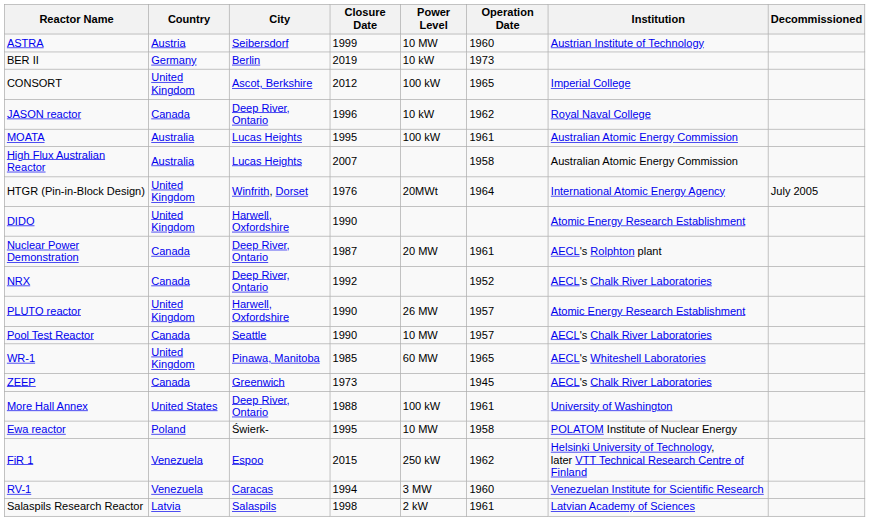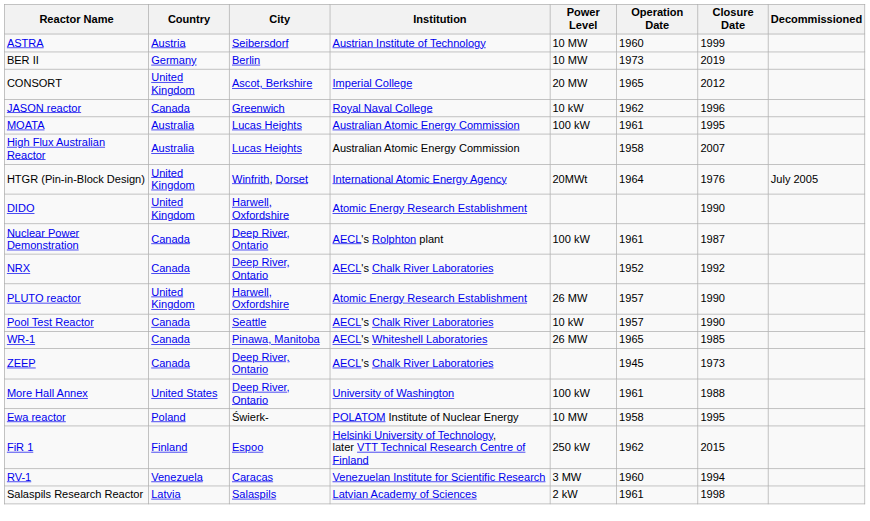columns swapped: (658, 19) <-> (365, 19)
(418, 60) 10 kW -> (570, 60) 10 MW
(422, 84) 100 kW -> (570, 84) 20 MW
(261, 114) Deep River, Ontario -> (258, 108) Greenwich
(420, 251) 20 MW -> (571, 239) 100 kW
(420, 335) 10 MW -> (568, 322) 10 kW
(173, 358) United Kingdom -> (171, 340) Canada
(420, 358) 60 MW -> (570, 340) 26 MW
(258, 382) Greenwich -> (261, 363) Deep River, Ontario
(177, 459) Venezuela -> (169, 447) Finland
